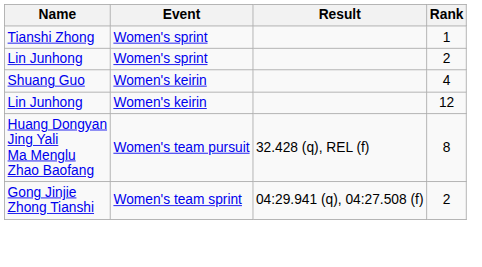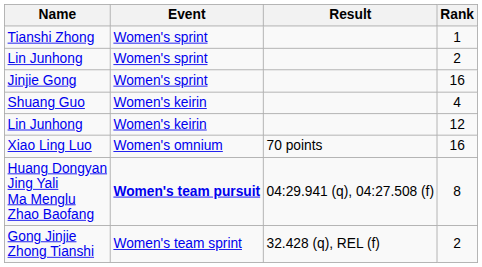+ row: (42, 80)
+ row: (50, 146)
(181, 147) normal -> (187, 191) bold
(313, 147) 32.428 (q), REL (f) -> (350, 191) 04:29.941 (q), 04:27.508 (f)
(340, 200) 04:29.941 (q), 04:27.508 (f) -> (323, 244) 32.428 (q), REL (f)
